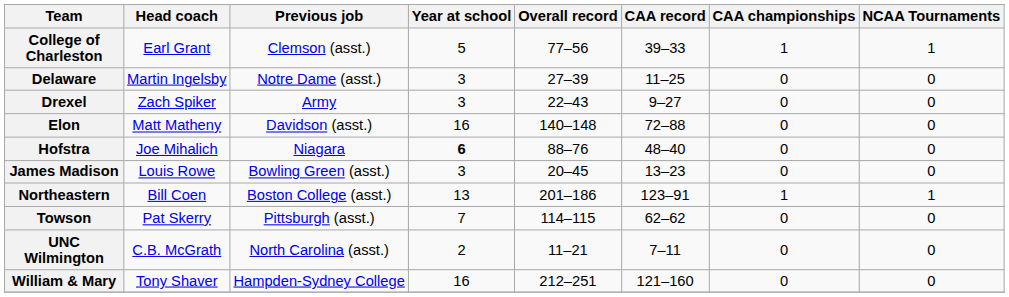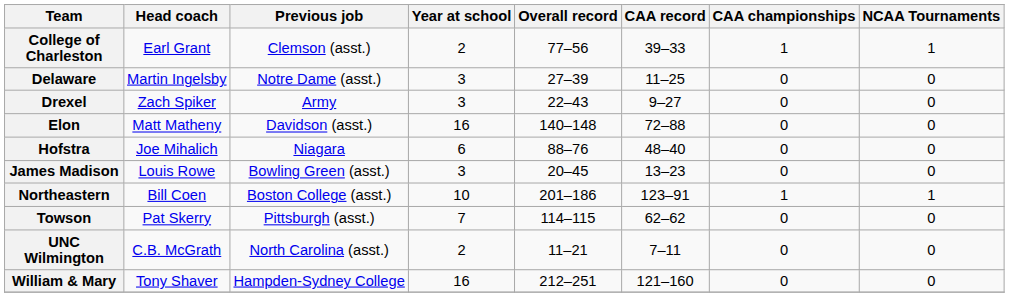(461, 48) 5 -> (461, 48) 2
(461, 149) bold -> (461, 149) normal
(461, 195) 13 -> (461, 195) 10
